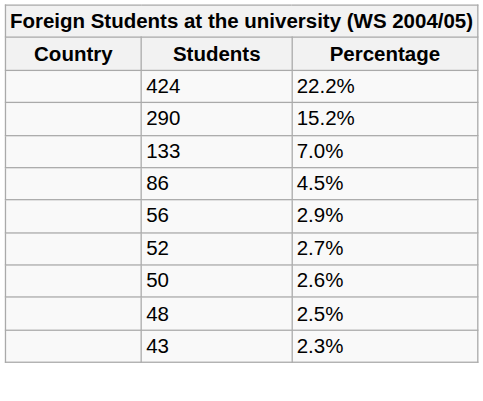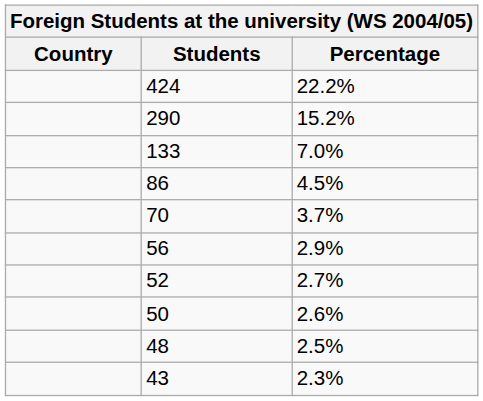+ row: (158, 216)
